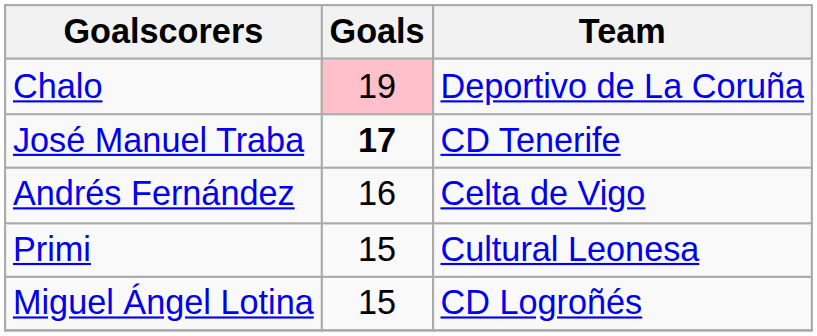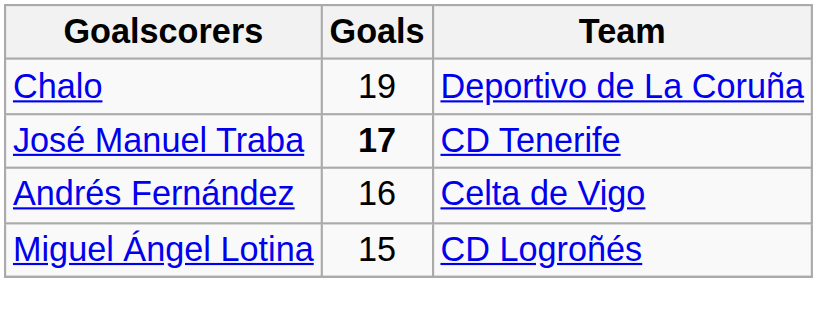(377, 85) pink background -> (377, 85) no background
- row: (52, 248)
